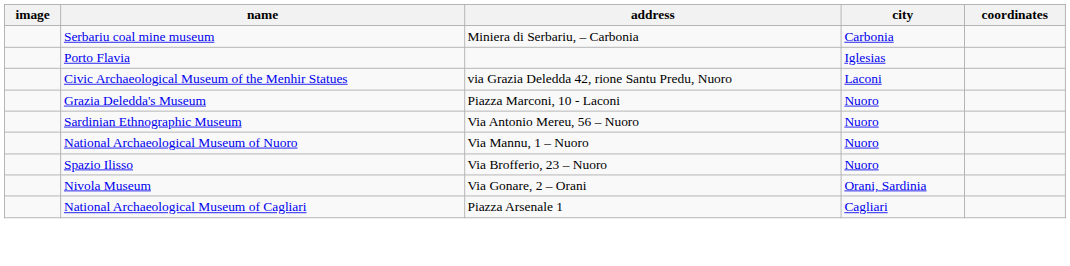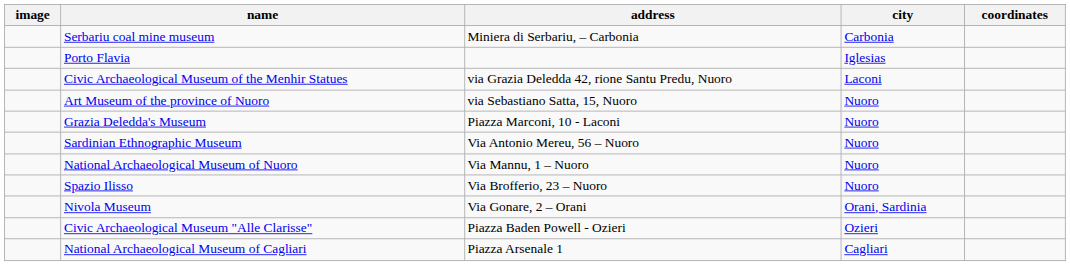+ row: (167, 100)
+ row: (188, 228)
